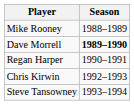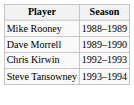(104, 44) bold -> (104, 44) normal
- row: (35, 60)
